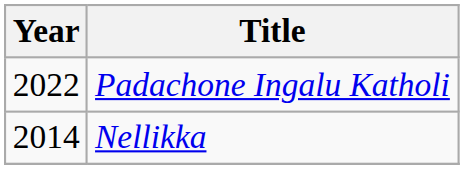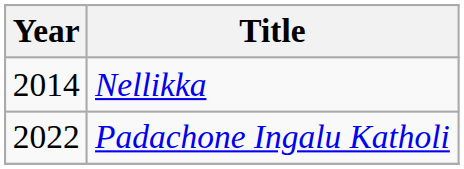rows swapped: (151, 137) <-> (272, 84)
